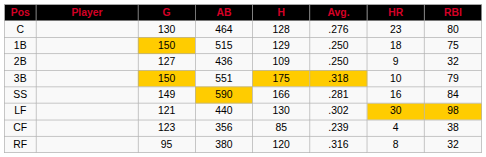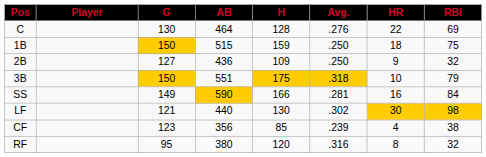(396, 29) 23 -> (396, 29) 22
(453, 29) 80 -> (453, 29) 69
(281, 45) 129 -> (281, 45) 159
